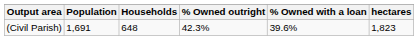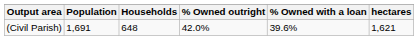(195, 27) 42.3% -> (195, 27) 42.0%
(383, 27) 1,823 -> (383, 27) 1,621
